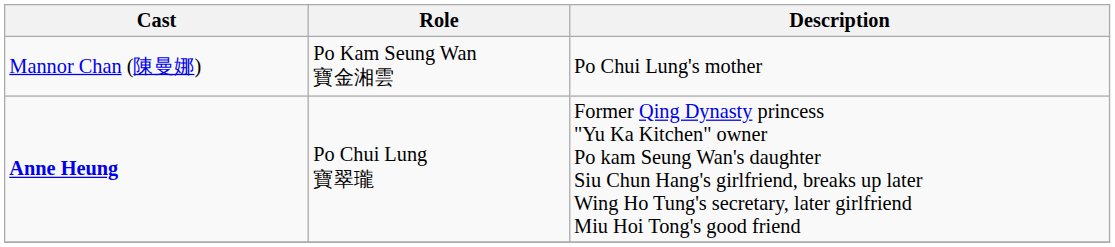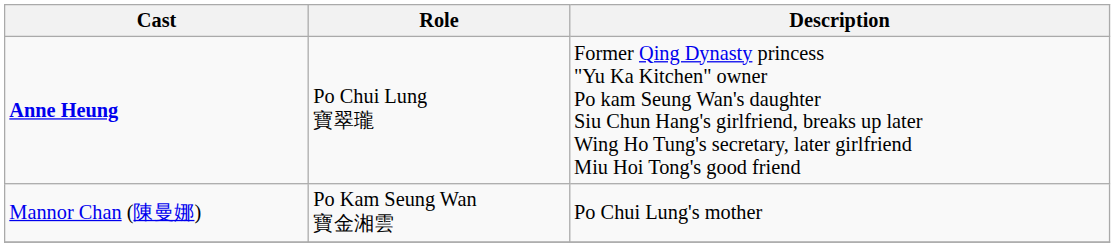rows swapped: (105, 65) <-> (64, 168)
